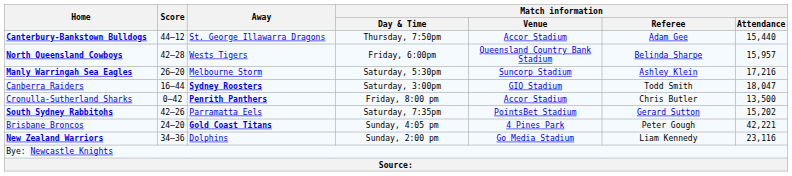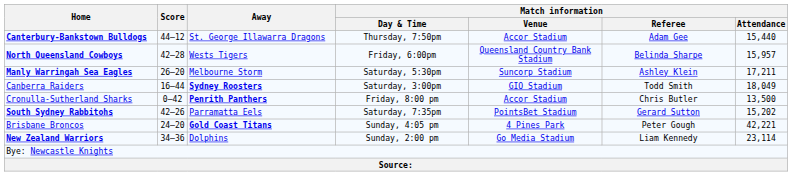(761, 73) 17,216 -> (761, 73) 17,211
(761, 86) 18,047 -> (761, 86) 18,049
(761, 138) 23,116 -> (761, 138) 23,114
